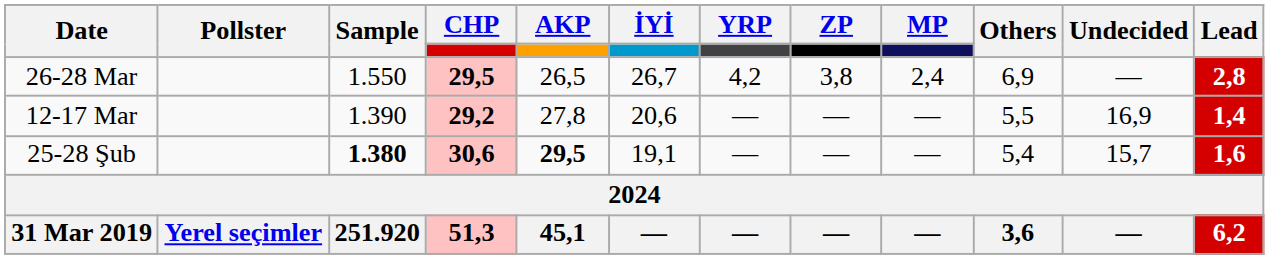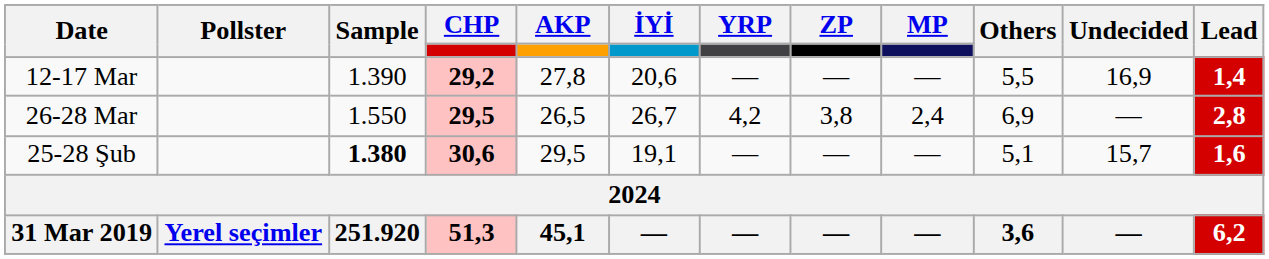rows swapped: (82, 75) <-> (82, 115)
(563, 154) bold -> (563, 154) normal
(1018, 154) 5,4 -> (1018, 154) 5,1
